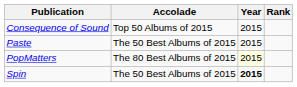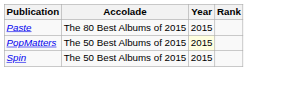- row: (58, 27)
(174, 43) The 50 Best Albums of 2015 -> (125, 27) The 80 Best Albums of 2015
(174, 58) The 80 Best Albums of 2015 -> (125, 43) The 50 Best Albums of 2015
(251, 74) bold -> (202, 58) normal
